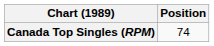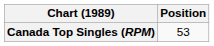(183, 32) 74 -> (183, 32) 53
